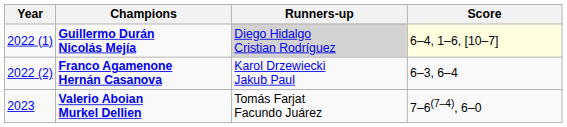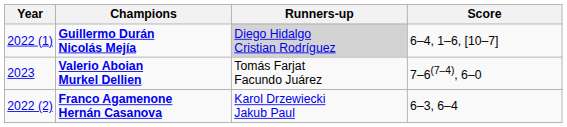(454, 41) lightyellow background -> (454, 41) no background
rows swapped: (115, 74) <-> (101, 106)
